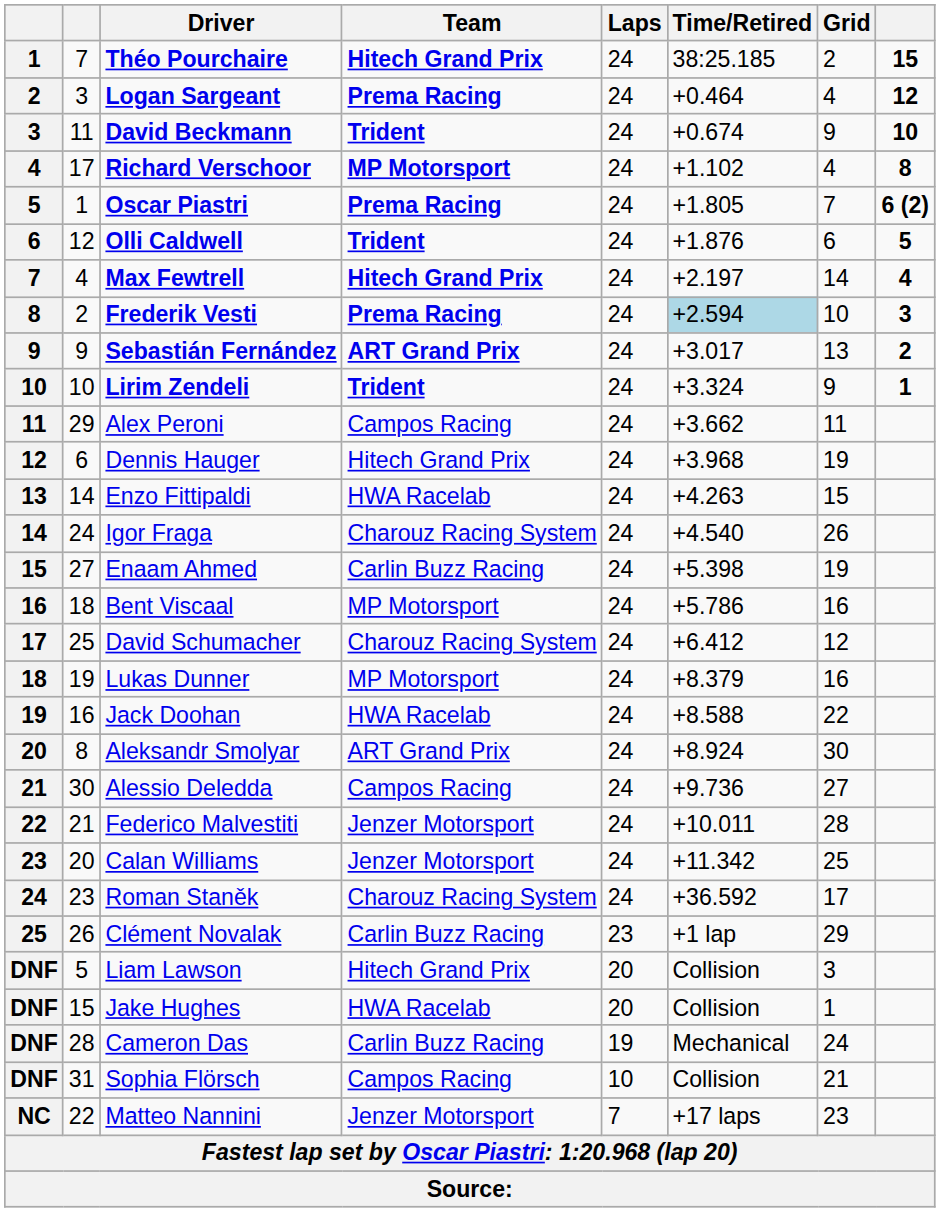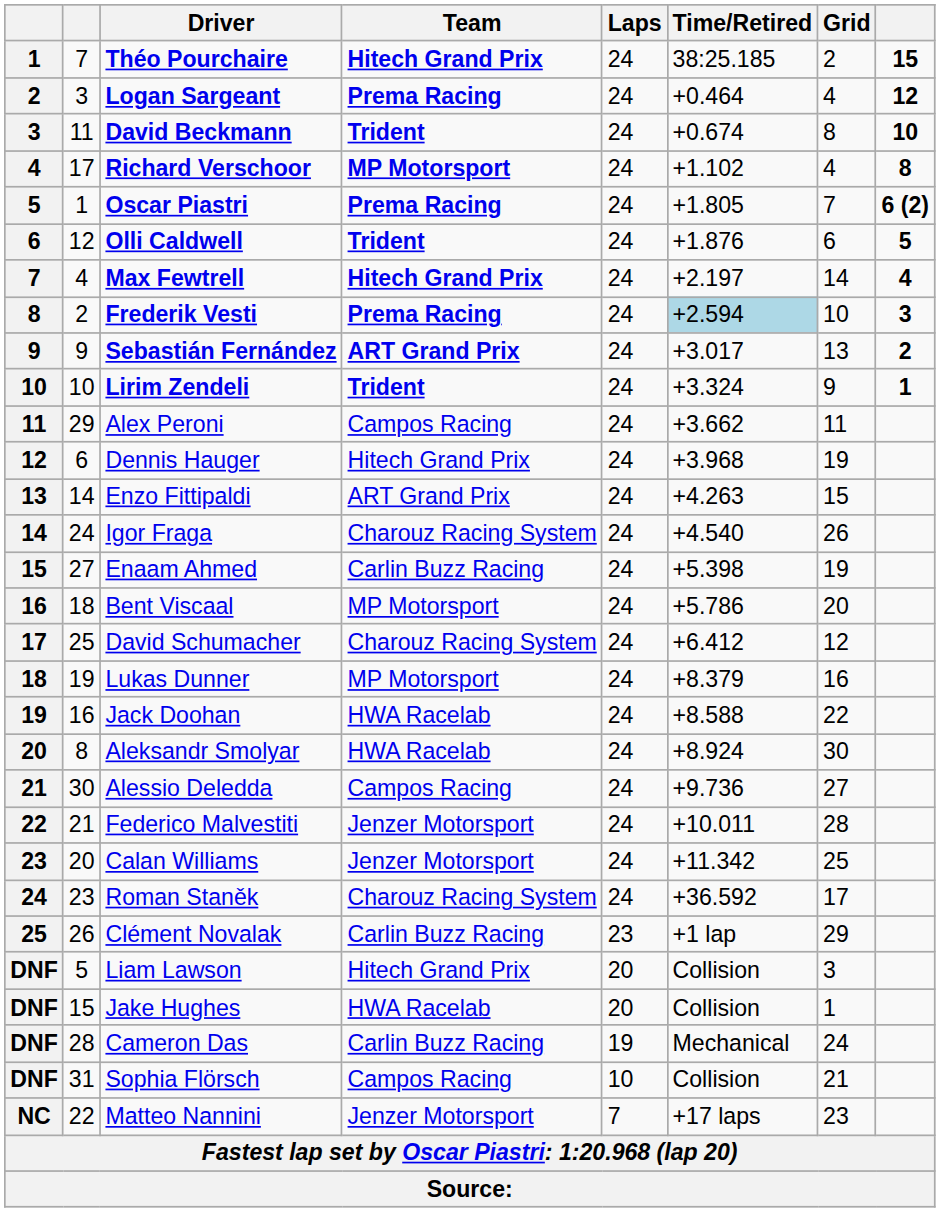(830, 132) 9 -> (830, 132) 8
(419, 496) HWA Racelab -> (429, 496) ART Grand Prix
(836, 606) 16 -> (836, 606) 20
(429, 752) ART Grand Prix -> (419, 752) HWA Racelab
